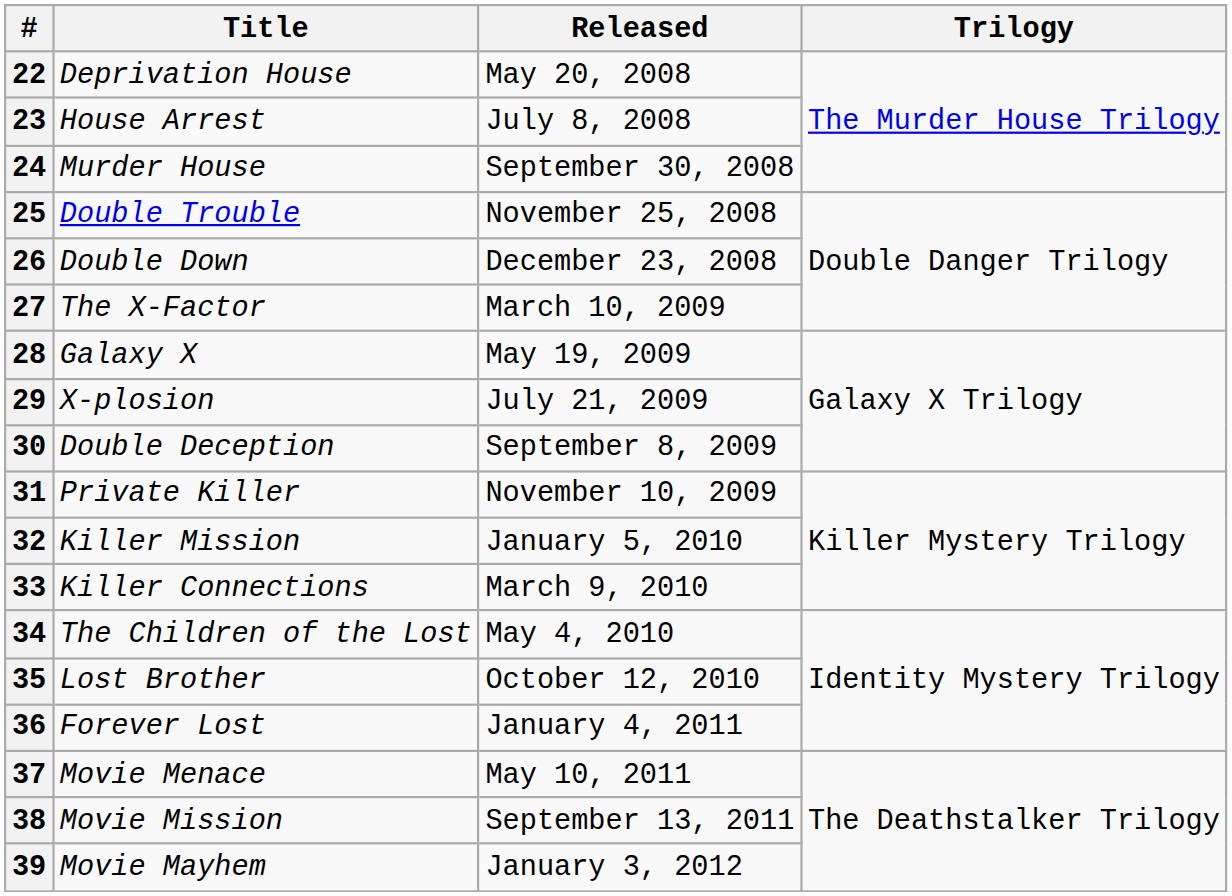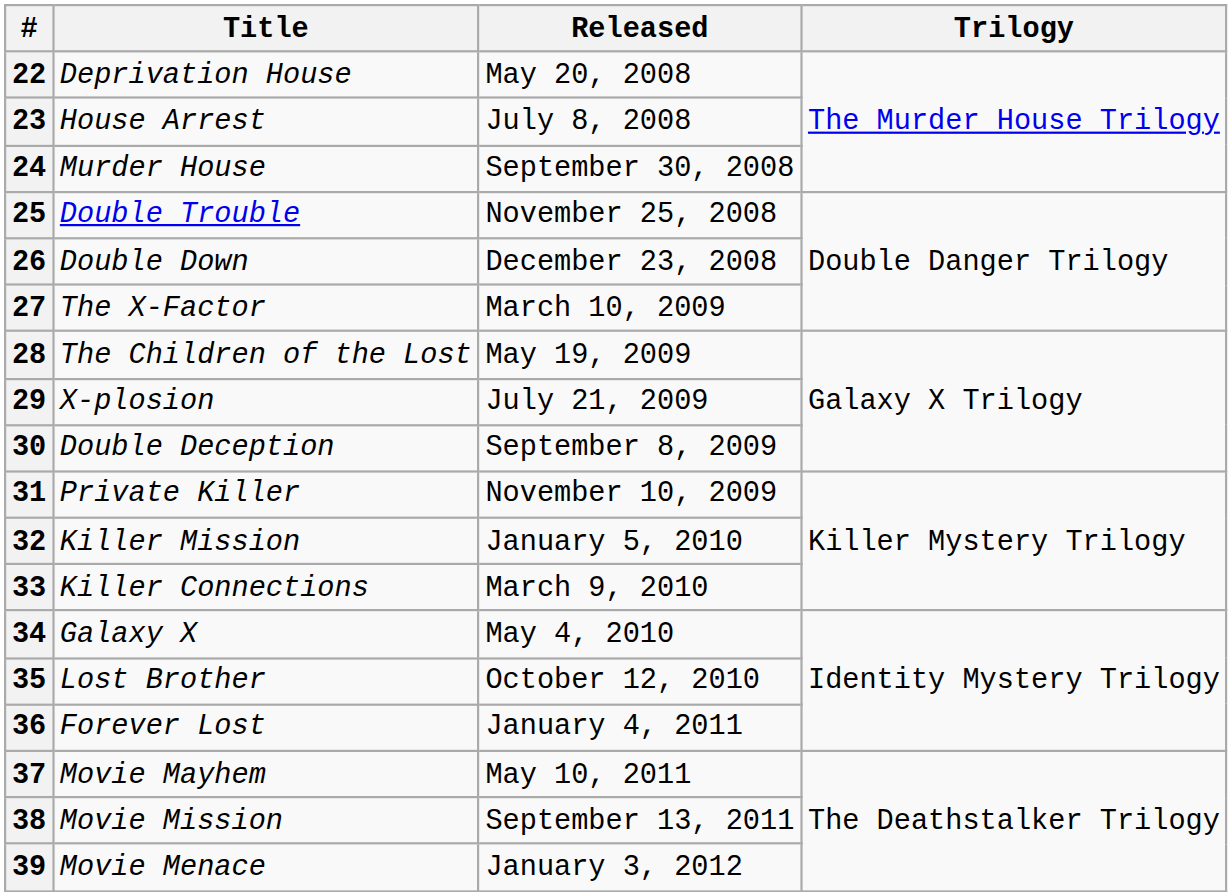(129, 355) Galaxy X -> (266, 355) The Children of the Lost
(266, 634) The Children of the Lost -> (129, 634) Galaxy X
(163, 774) Movie Menace -> (163, 774) Movie Mayhem
(163, 867) Movie Mayhem -> (163, 867) Movie Menace
